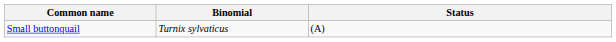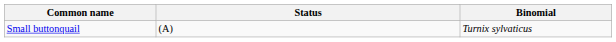columns swapped: (232, 12) <-> (460, 12)
